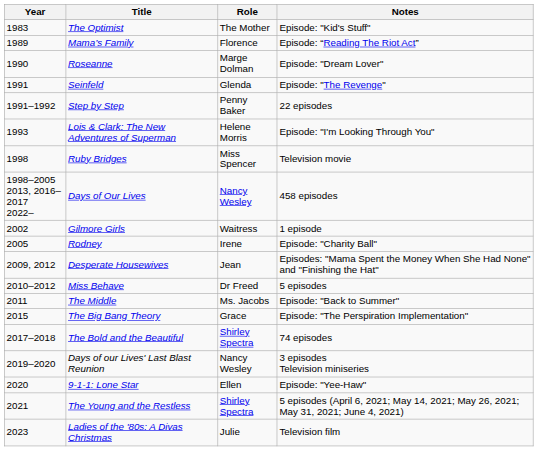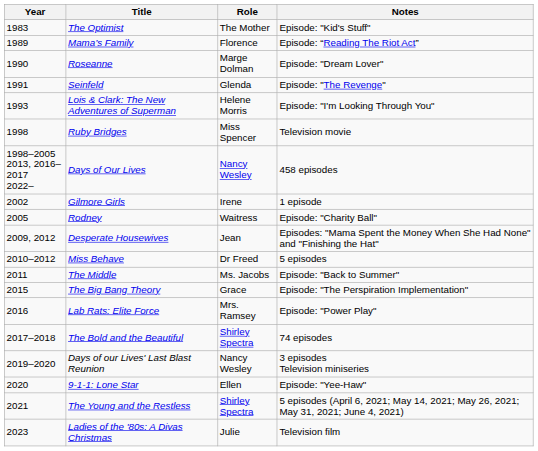- row: (96, 106)
(239, 228) Waitress -> (231, 201) Irene
(231, 243) Irene -> (239, 217) Waitress
+ row: (114, 311)
